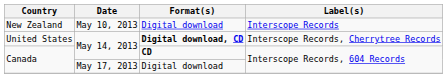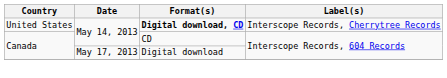- row: (34, 25)
(147, 53) bold -> (147, 39) normal
